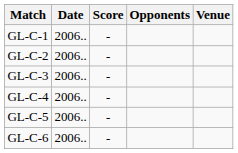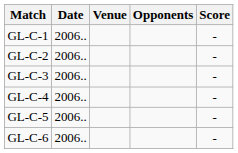columns swapped: (213, 14) <-> (108, 14)
